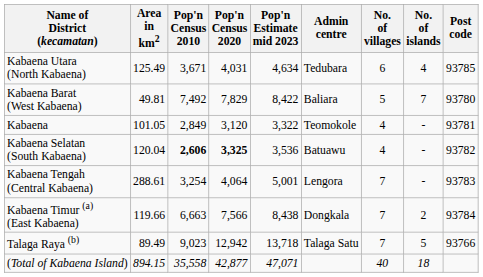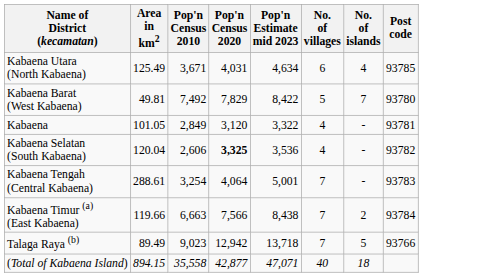- column: (331, 28)
(193, 150) bold -> (193, 150) normal
